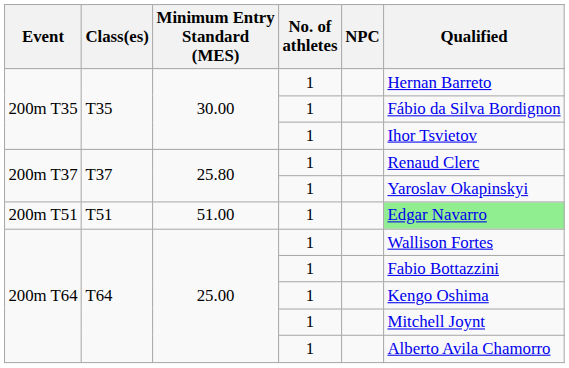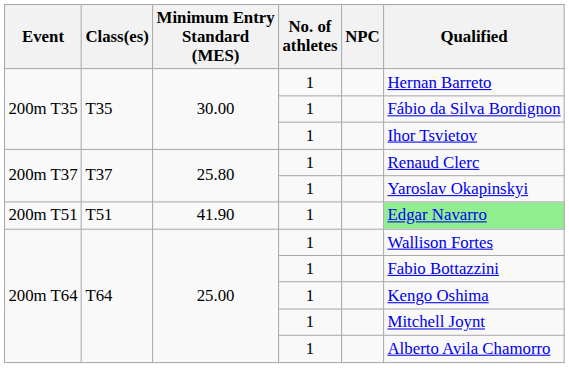(216, 215) 51.00 -> (216, 215) 41.90
